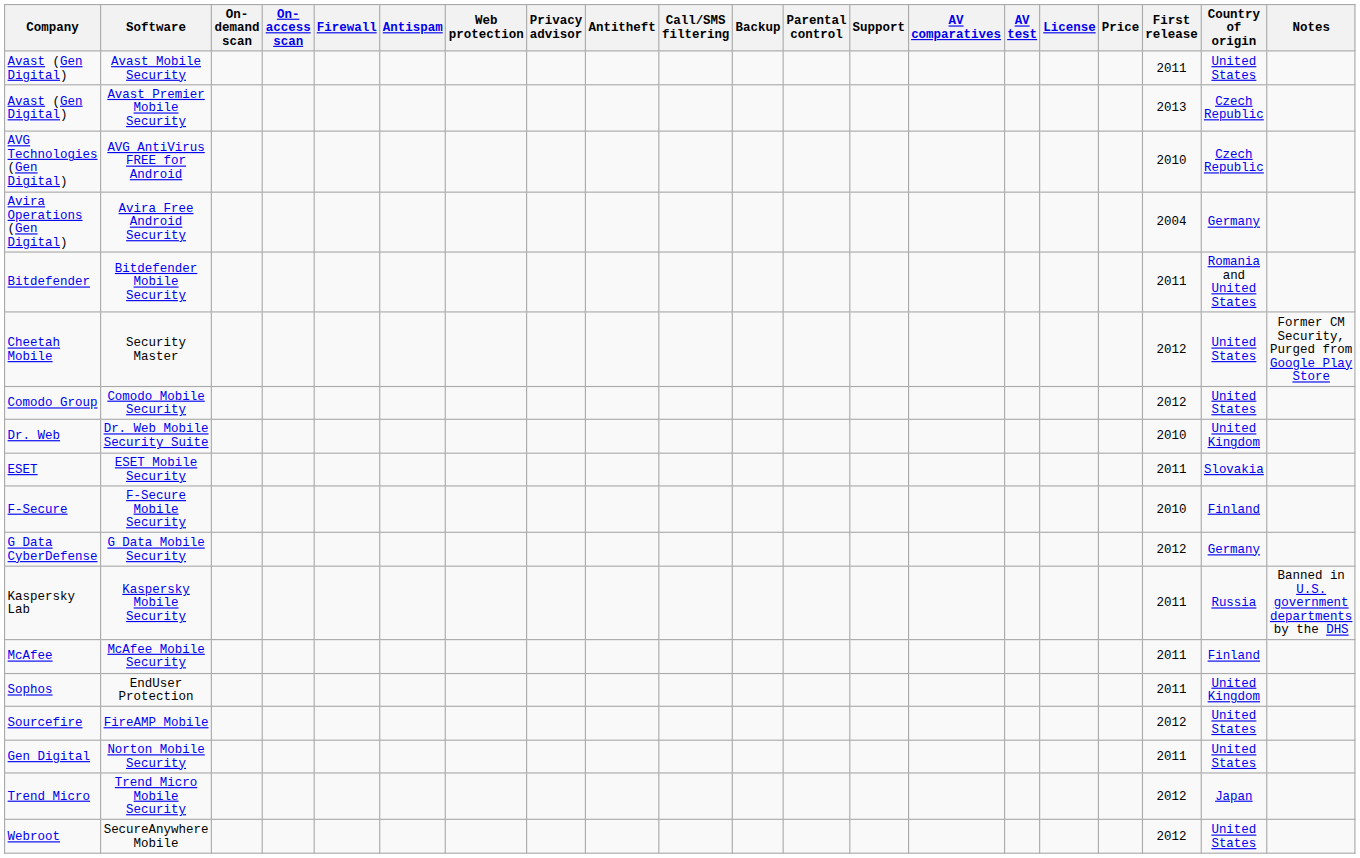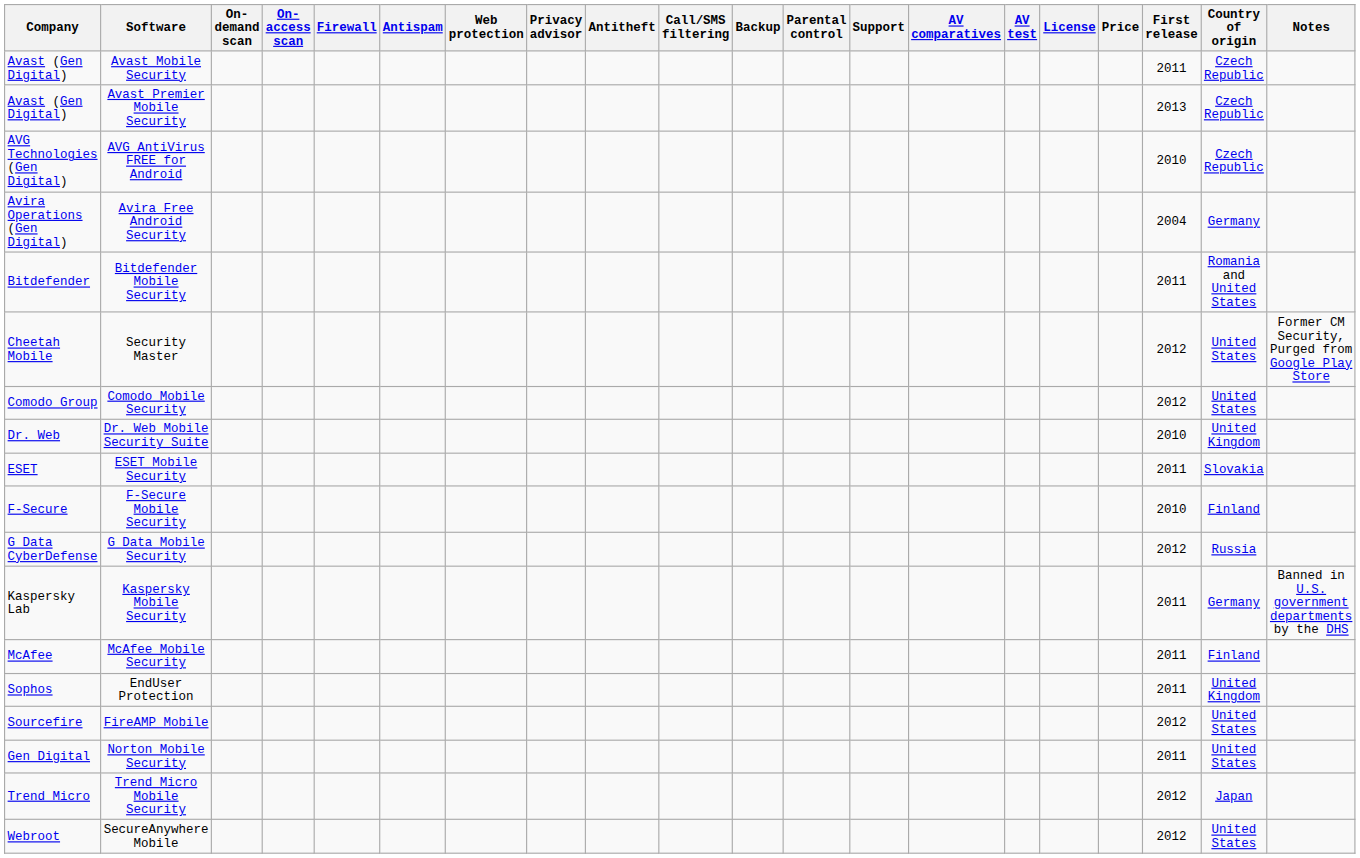(1234, 68) United States -> (1234, 68) Czech Republic
(1234, 549) Germany -> (1234, 549) Russia
(1234, 603) Russia -> (1234, 603) Germany
